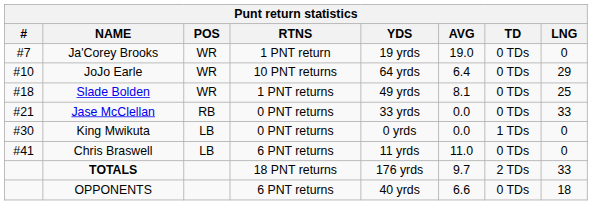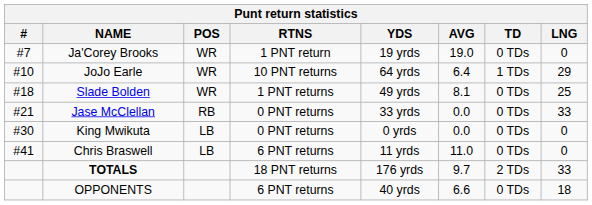(513, 72) 0 TDs -> (513, 72) 1 TDs
(513, 131) 1 TDs -> (513, 131) 0 TDs
